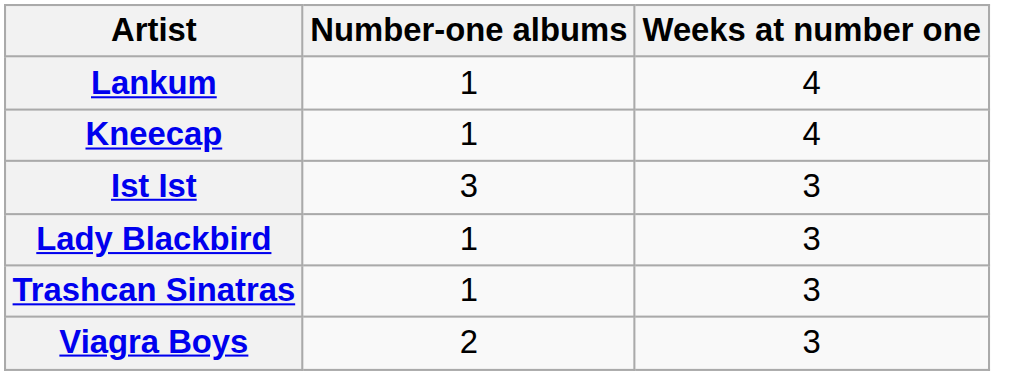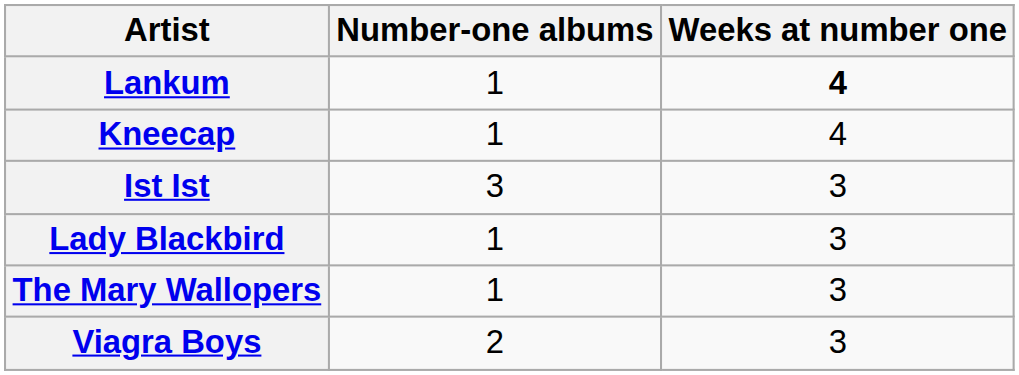(812, 82) normal -> (838, 82) bold
+ row: (167, 290)
- row: (154, 290)
